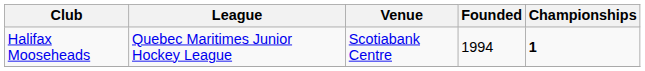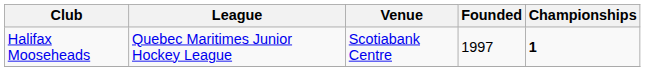(477, 46) 1994 -> (477, 46) 1997
